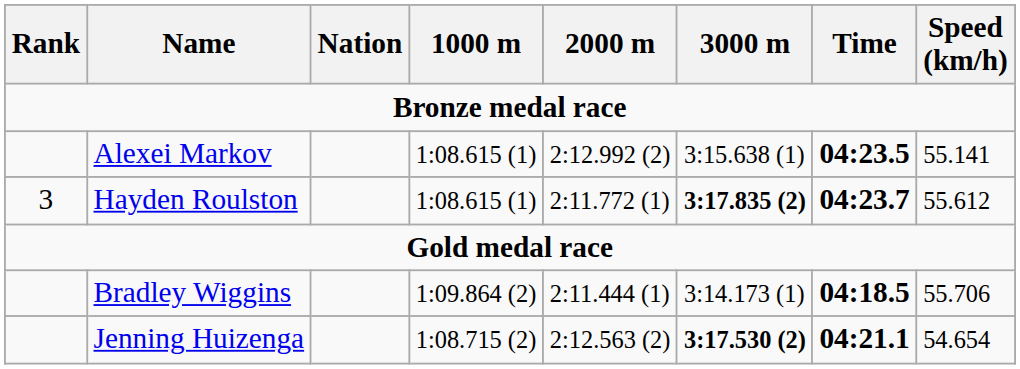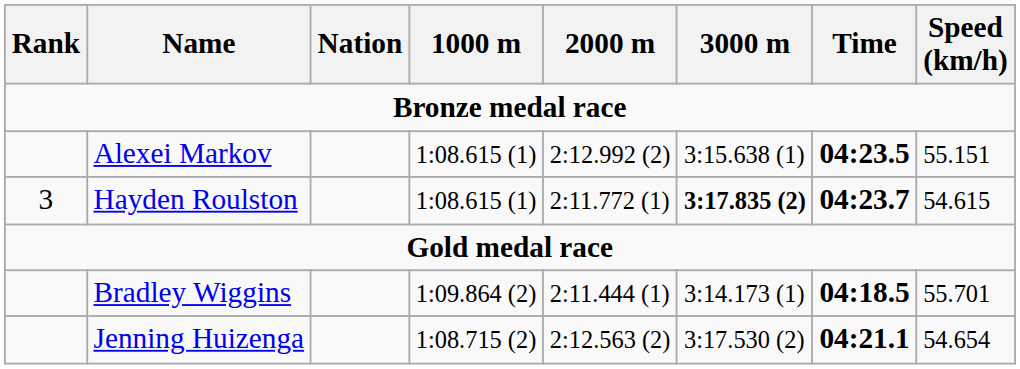(957, 155) 55.141 -> (957, 155) 55.151
(957, 201) 55.612 -> (957, 201) 54.615
(957, 294) 55.706 -> (957, 294) 55.701
(745, 339) bold -> (744, 341) normal
